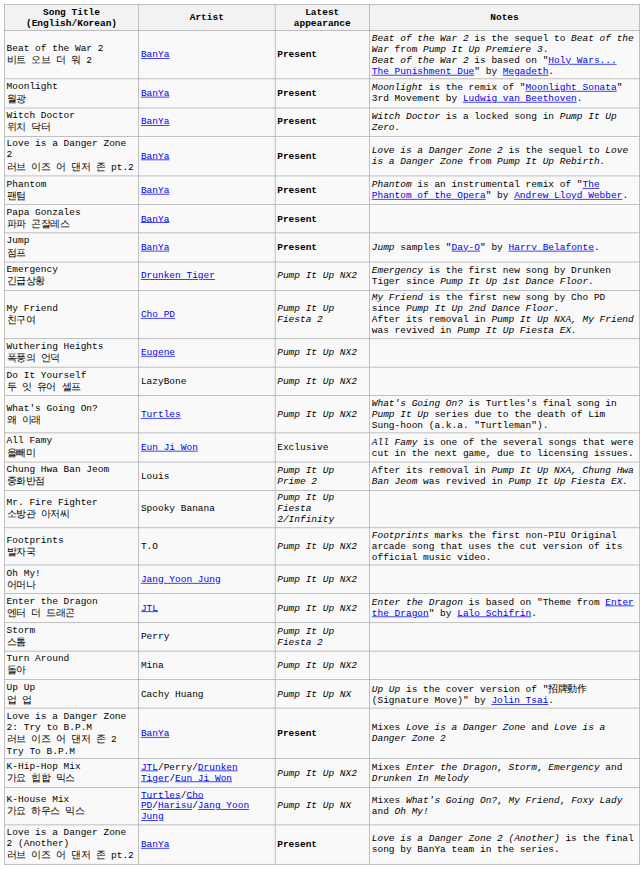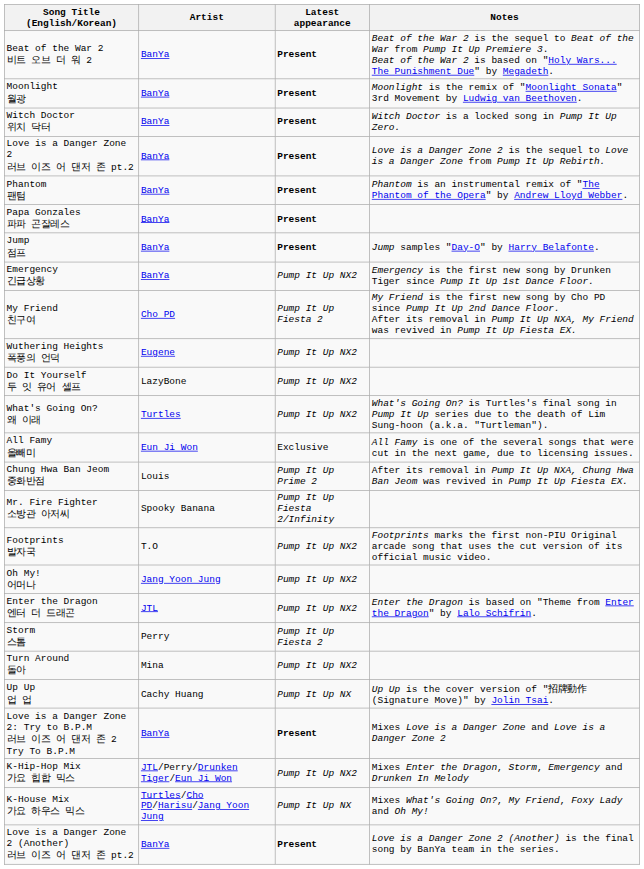(178, 276) Drunken Tiger -> (155, 276) BanYa
